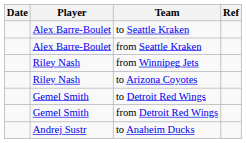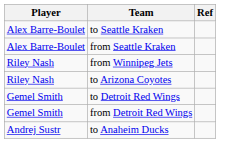- column: (17, 12)
